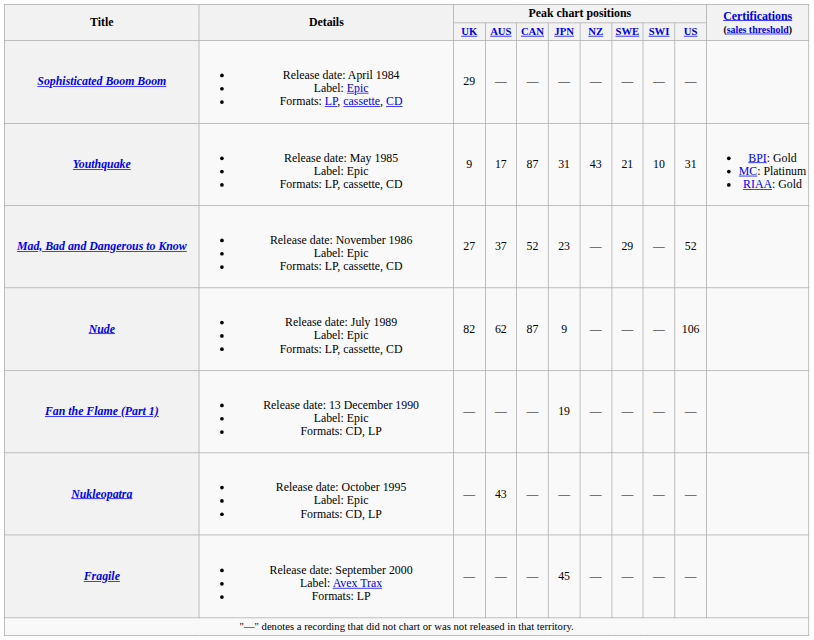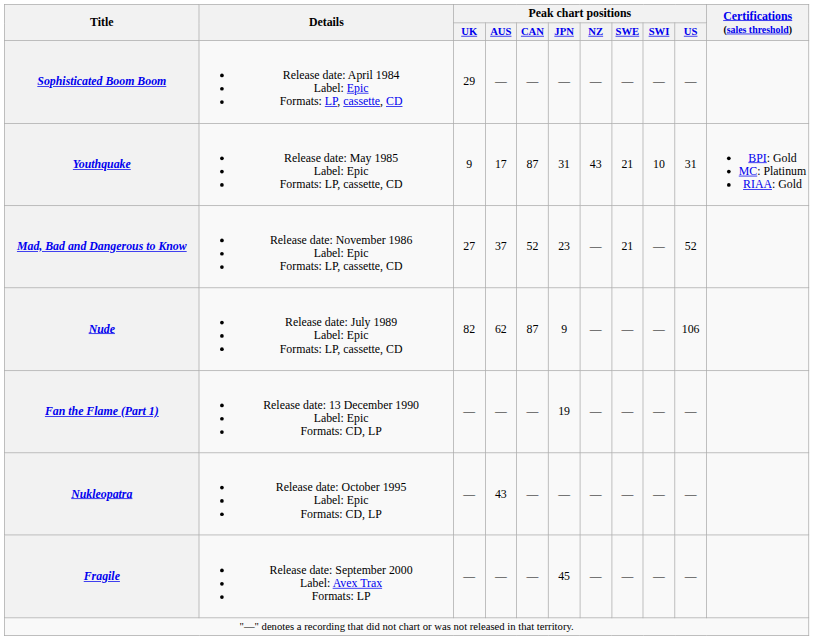(627, 246) 29 -> (627, 246) 21
